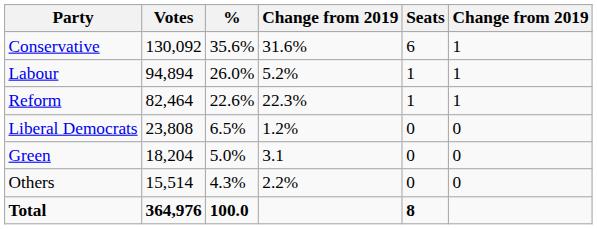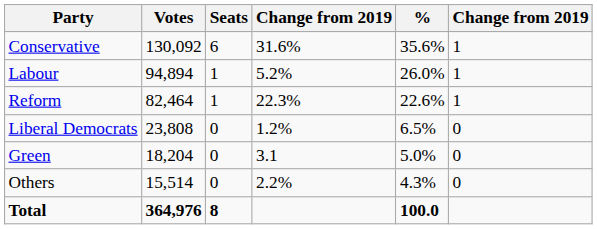columns swapped: (232, 18) <-> (425, 18)
